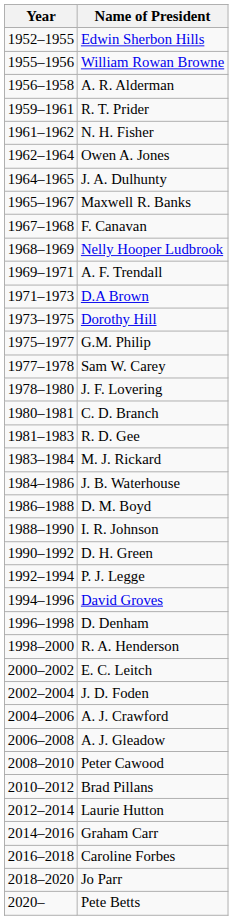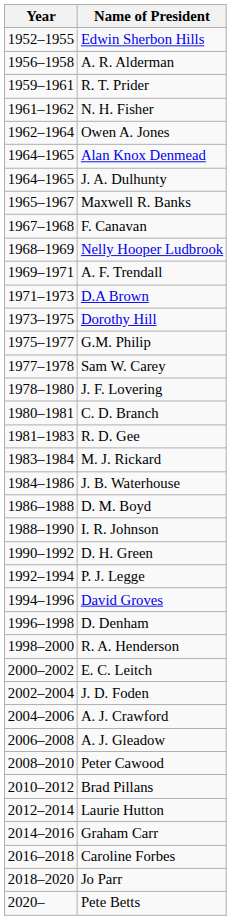- row: (153, 62)
+ row: (143, 156)
